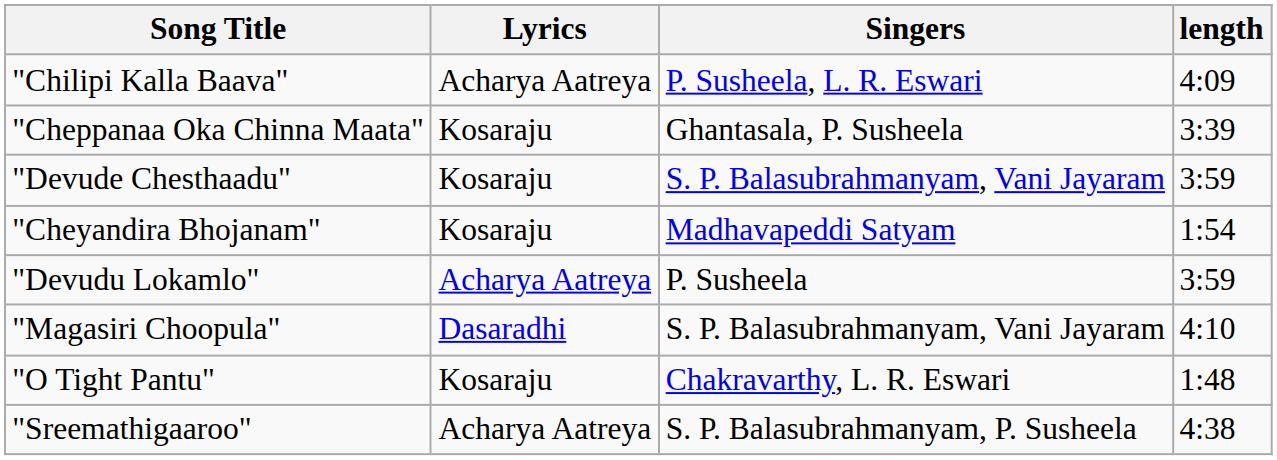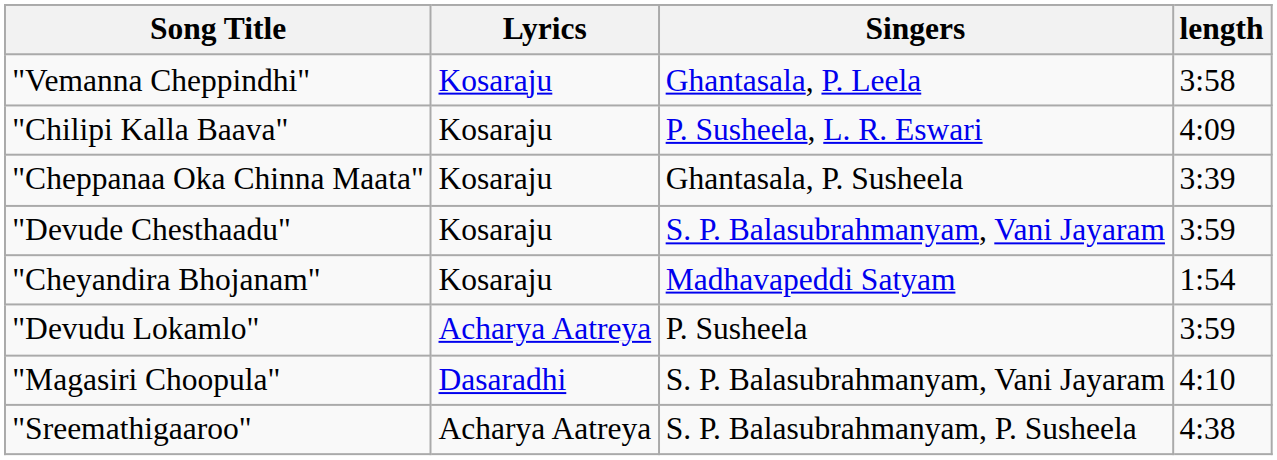+ row: (161, 79)
(545, 79) Acharya Aatreya -> (495, 129) Kosaraju
- row: (114, 379)
